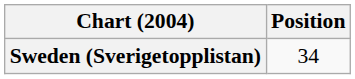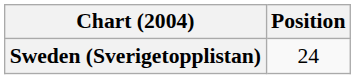(308, 55) 34 -> (308, 55) 24
